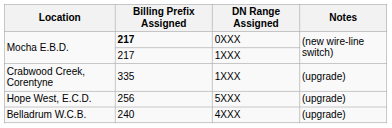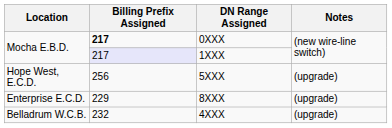(126, 55) no background -> (100, 55) lavender background
- row: (46, 77)
+ row: (46, 99)
(126, 115) 240 -> (100, 115) 232
